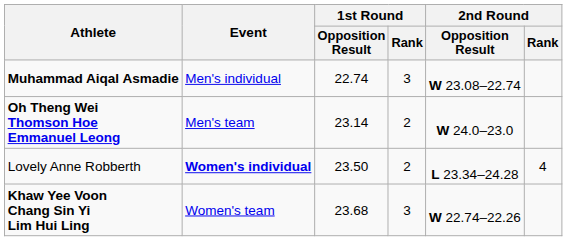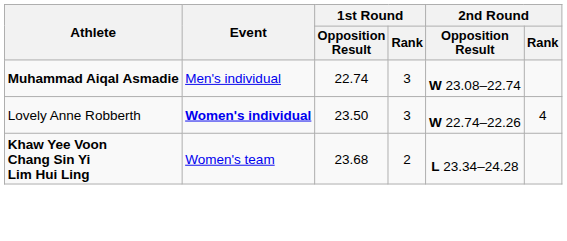- row: (64, 123)
(407, 167) 2 -> (407, 115) 3
(475, 174) L 23.34–24.28 -> (475, 123) W 22.74–22.26
(407, 211) 3 -> (407, 159) 2
(475, 218) W 22.74–22.26 -> (475, 167) L 23.34–24.28
